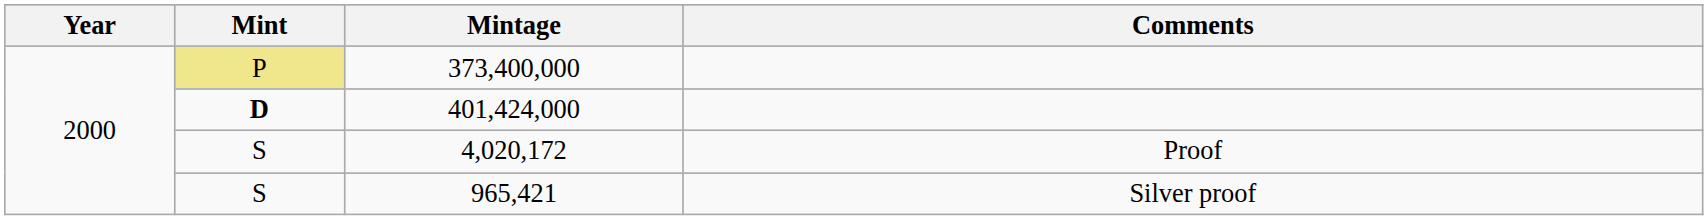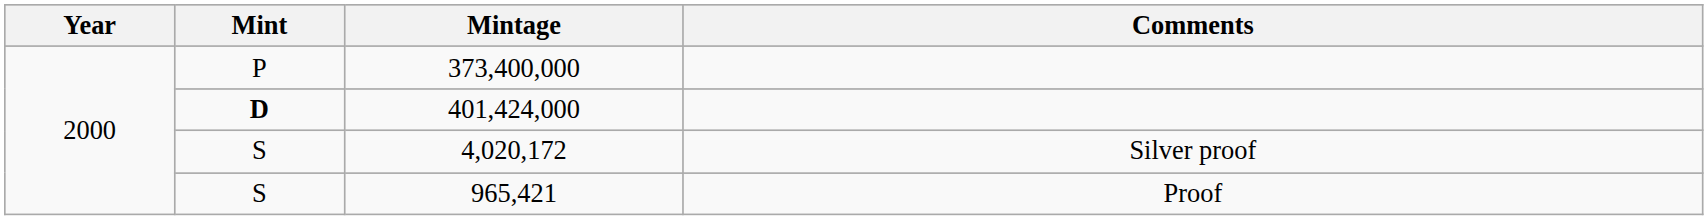(259, 67) khaki background -> (259, 67) no background
(1193, 151) Proof -> (1193, 151) Silver proof
(1193, 192) Silver proof -> (1193, 192) Proof
